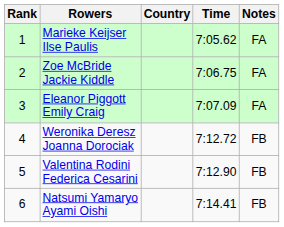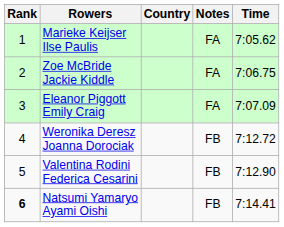columns swapped: (216, 14) <-> (259, 14)
(22, 205) normal -> (22, 205) bold
